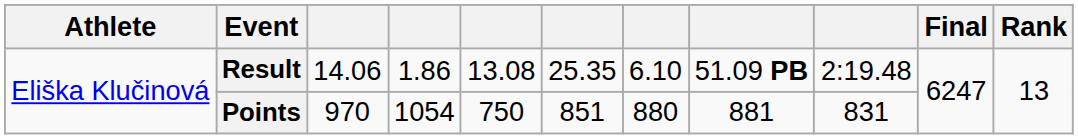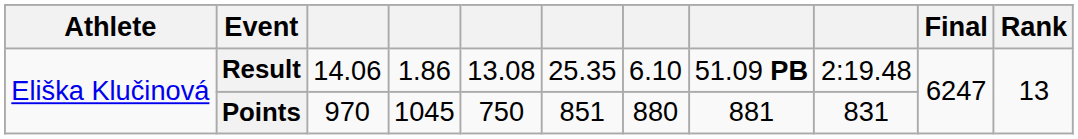(424, 113) 1054 -> (424, 113) 1045
